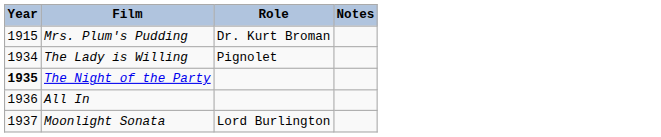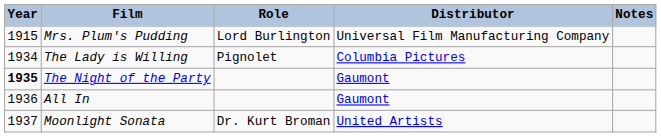+ column: (473, 15)
(274, 36) Dr. Kurt Broman -> (274, 36) Lord Burlington
(274, 121) Lord Burlington -> (274, 121) Dr. Kurt Broman
